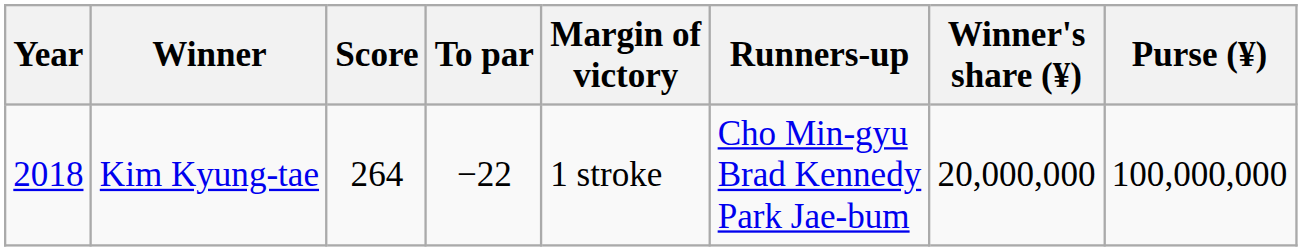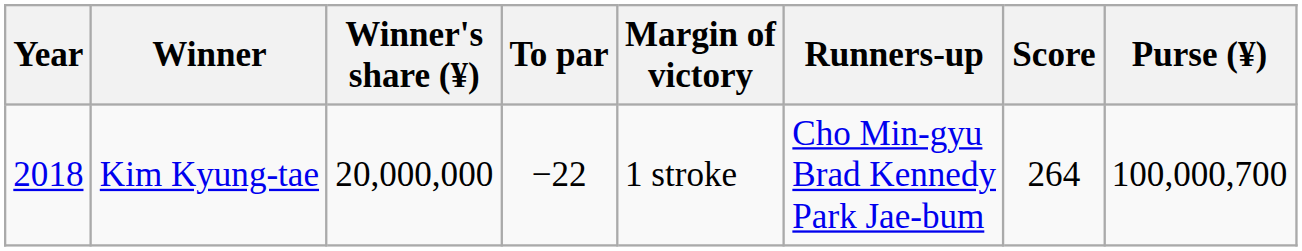columns swapped: (377, 54) <-> (1017, 54)
(1199, 174) 100,000,000 -> (1199, 174) 100,000,700
